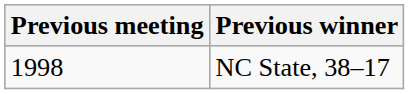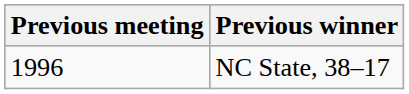(37, 66) 1998 -> (37, 66) 1996
